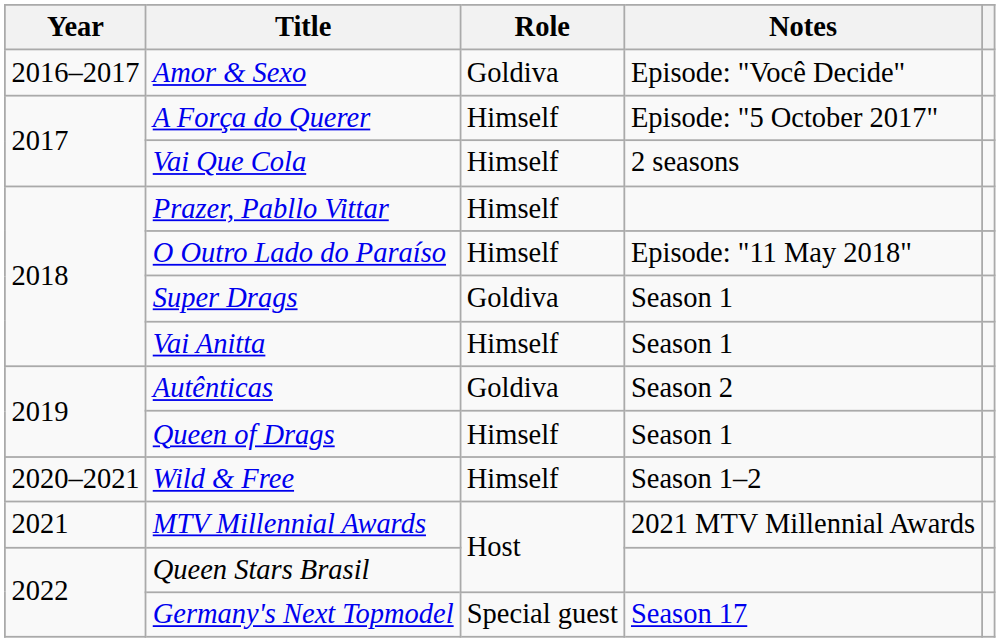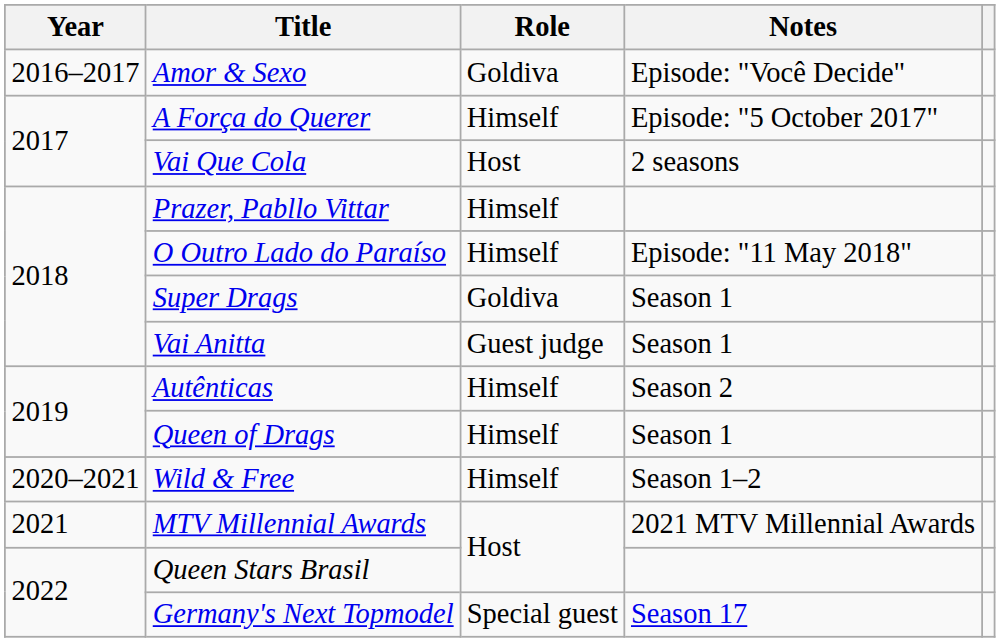(513, 162) Himself -> (494, 162) Host
(513, 343) Himself -> (535, 343) Guest judge
(513, 388) Goldiva -> (513, 388) Himself
